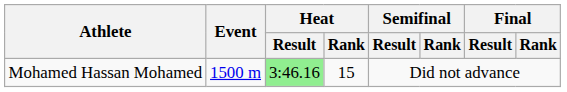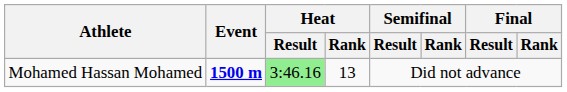(236, 72) normal -> (236, 72) bold
(346, 72) 15 -> (347, 72) 13
